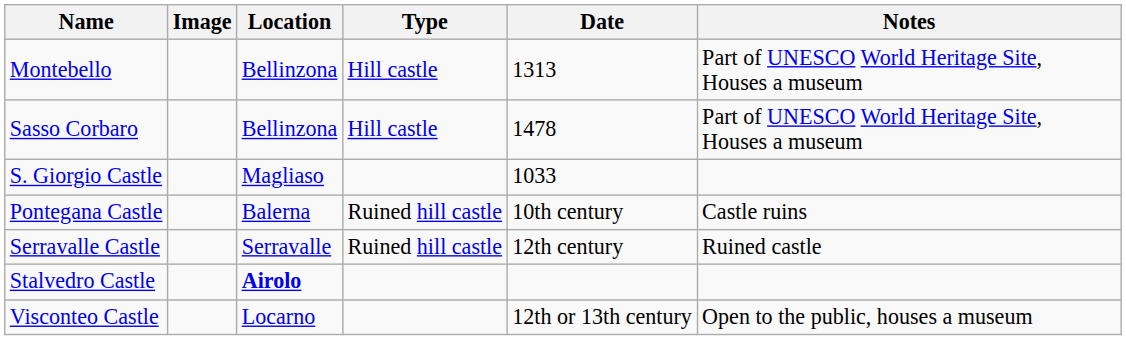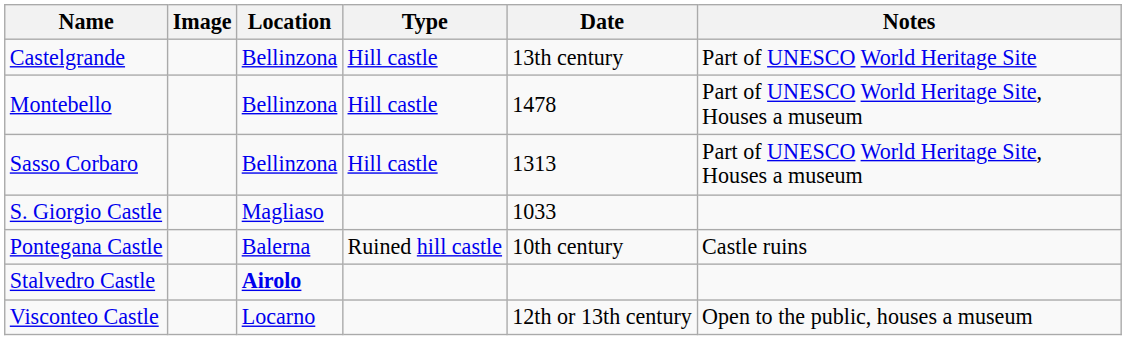+ row: (67, 57)
(534, 69) 1313 -> (534, 104) 1478
(534, 129) 1478 -> (534, 164) 1313
- row: (85, 246)
